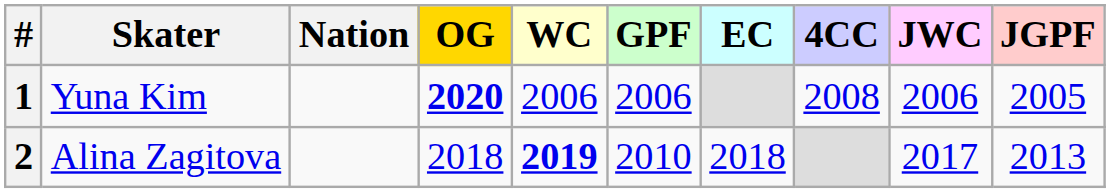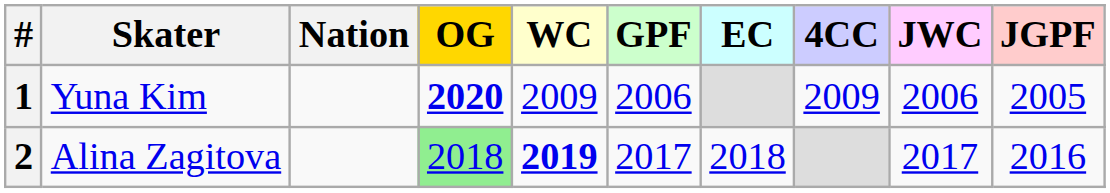(559, 95) 2006 -> (559, 95) 2009
(842, 95) 2008 -> (842, 95) 2009
(465, 156) no background -> (465, 156) lightgreen background
(653, 156) 2010 -> (653, 156) 2017
(1048, 156) 2013 -> (1048, 156) 2016
